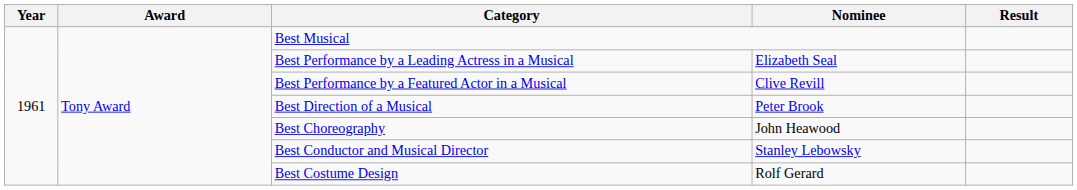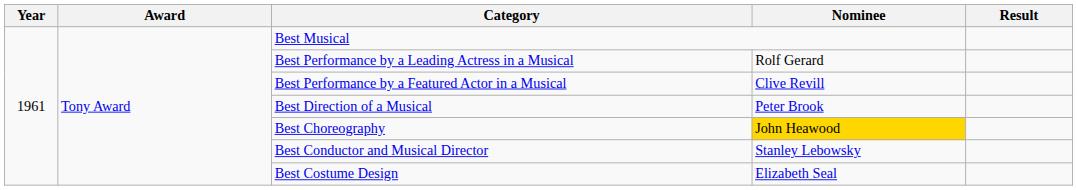(796, 60) Elizabeth Seal -> (789, 60) Rolf Gerard
(798, 128) no background -> (798, 128) gold background
(789, 173) Rolf Gerard -> (796, 173) Elizabeth Seal
